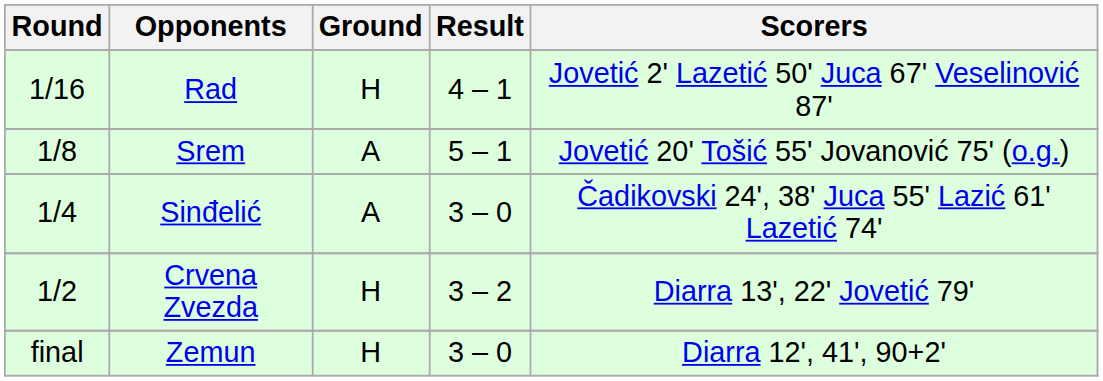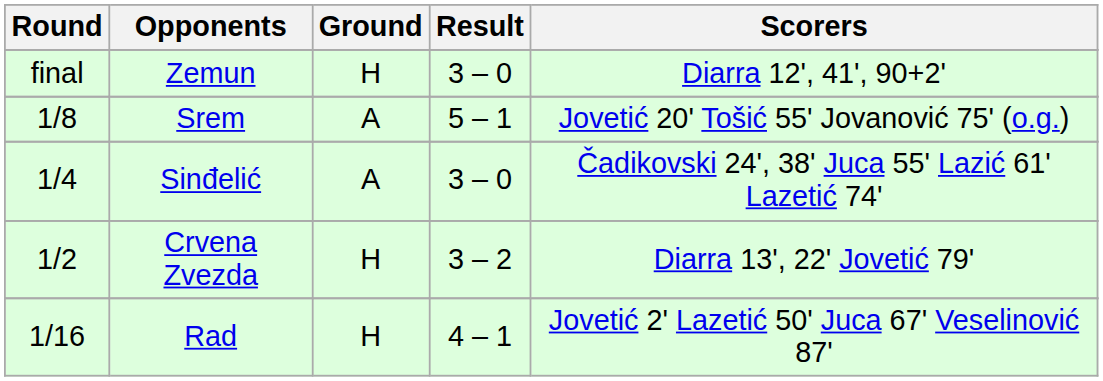rows swapped: (211, 89) <-> (211, 352)
